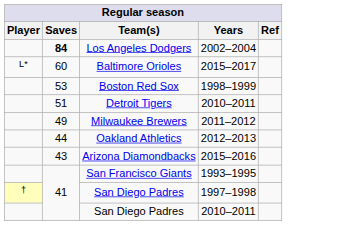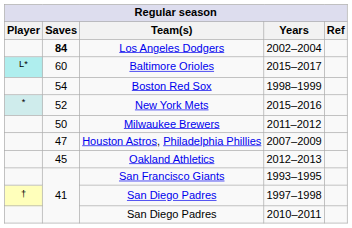(23, 65) no background -> (23, 65) paleturquoise background
(61, 86) 53 -> (61, 86) 54
+ row: (172, 105)
- row: (139, 103)
(61, 121) 49 -> (61, 124) 50
+ row: (172, 141)
(61, 138) 44 -> (61, 159) 45
- row: (139, 156)
